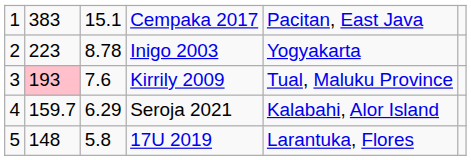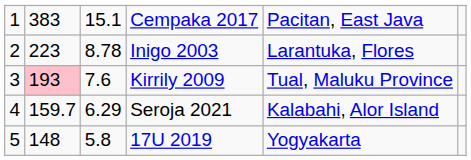(314, 50) Yogyakarta -> (340, 50) Larantuka, Flores
(340, 140) Larantuka, Flores -> (314, 140) Yogyakarta
